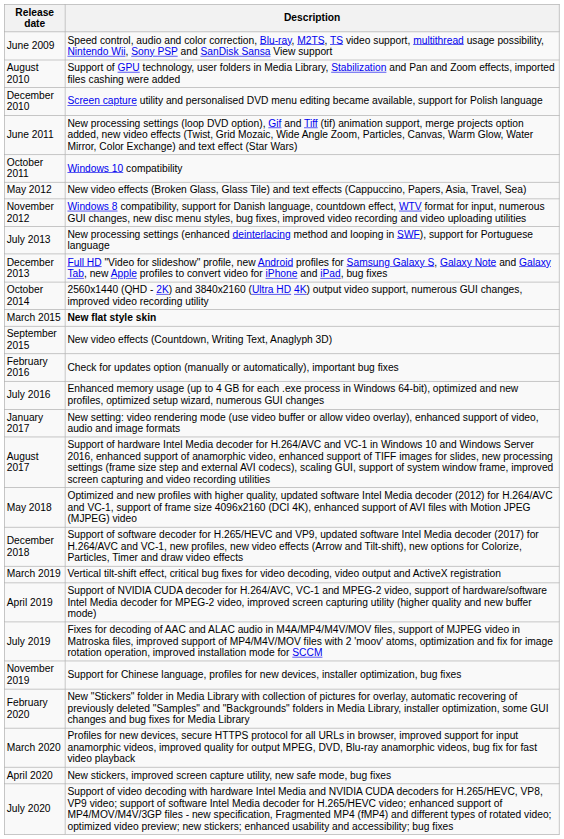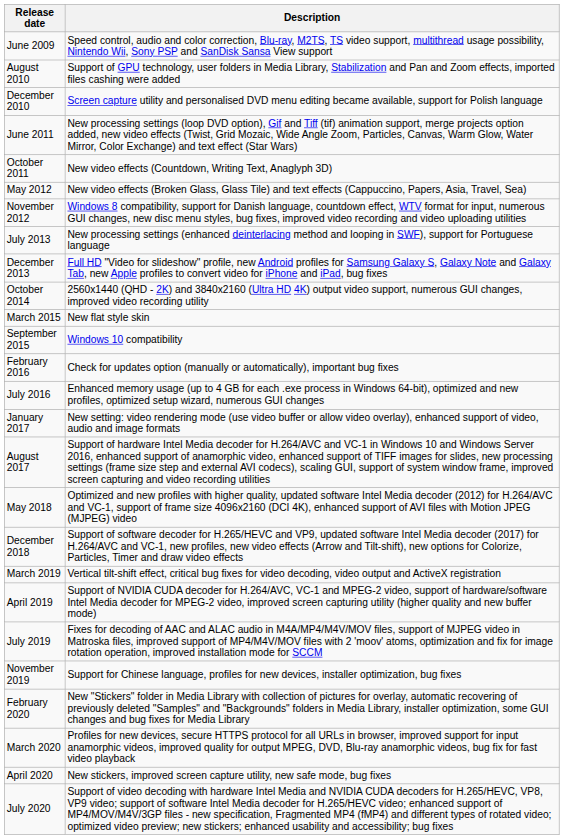(125, 168) Windows 10 compatibility -> (200, 168) New video effects (Countdown, Writing Text, Anaglyph 3D)
(112, 317) bold -> (108, 317) normal
(200, 339) New video effects (Countdown, Writing Text, Anaglyph 3D) -> (125, 339) Windows 10 compatibility
